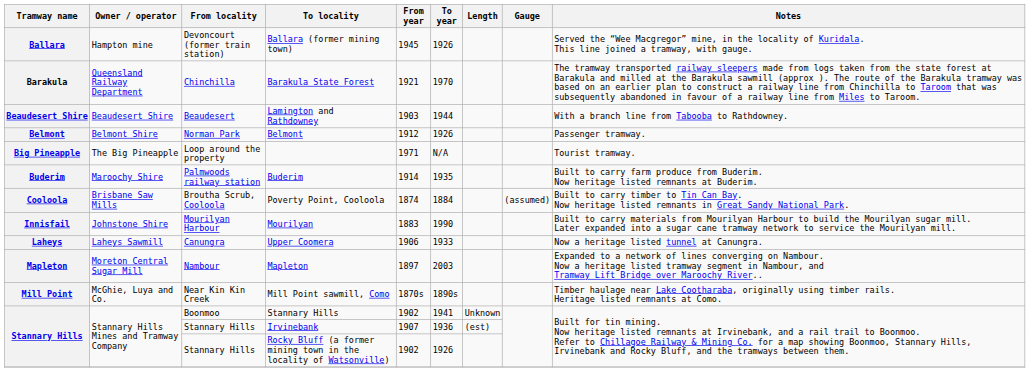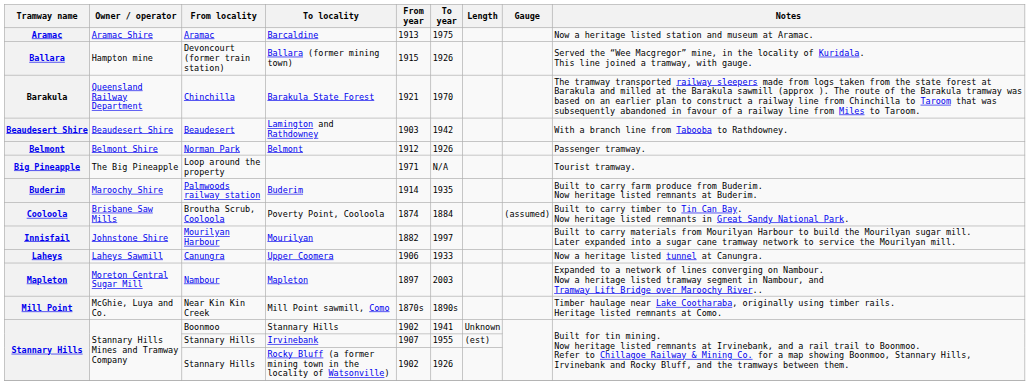+ row: (199, 35)
(409, 44) 1945 -> (409, 58) 1915
(443, 116) 1944 -> (443, 130) 1942
(409, 224) 1883 -> (409, 238) 1882
(443, 224) 1990 -> (443, 238) 1997
(443, 327) 1936 -> (443, 341) 1955
